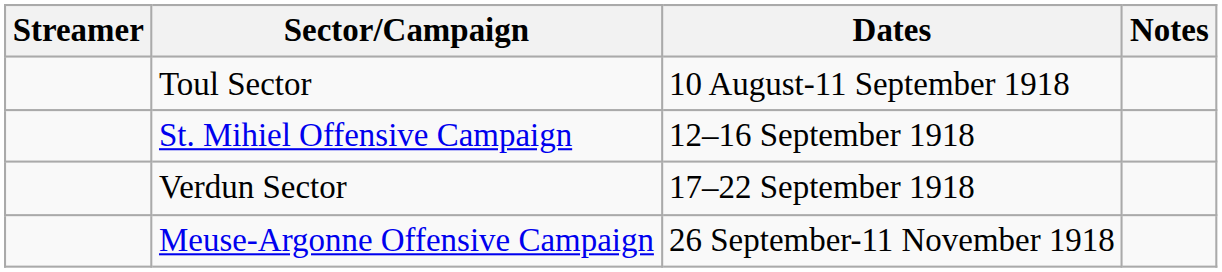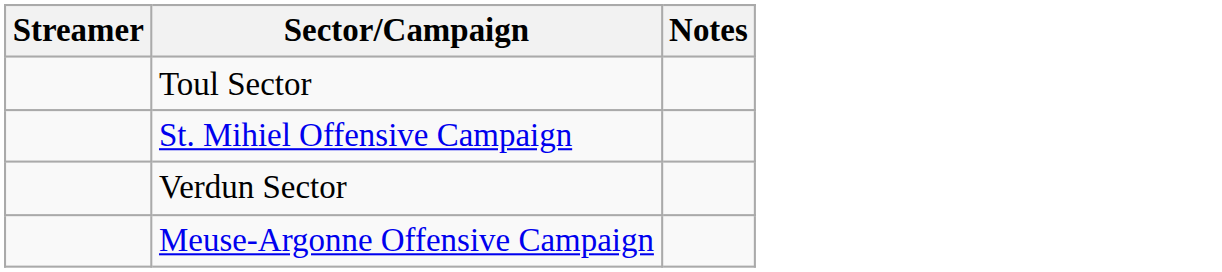- column: (892, 30)
